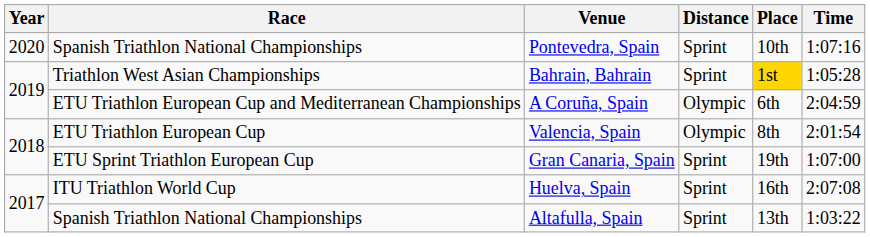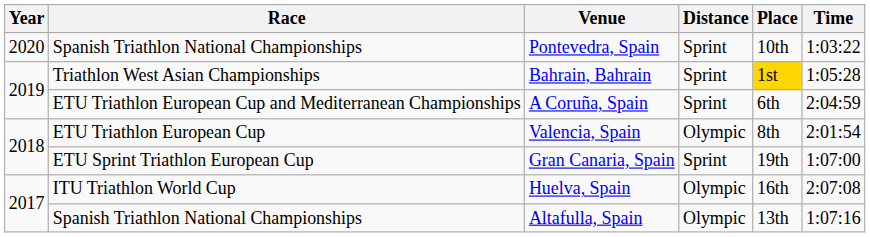(833, 47) 1:07:16 -> (833, 47) 1:03:22
(714, 103) Olympic -> (705, 103) Sprint
(705, 189) Sprint -> (714, 189) Olympic
(705, 217) Sprint -> (714, 217) Olympic
(833, 217) 1:03:22 -> (833, 217) 1:07:16
